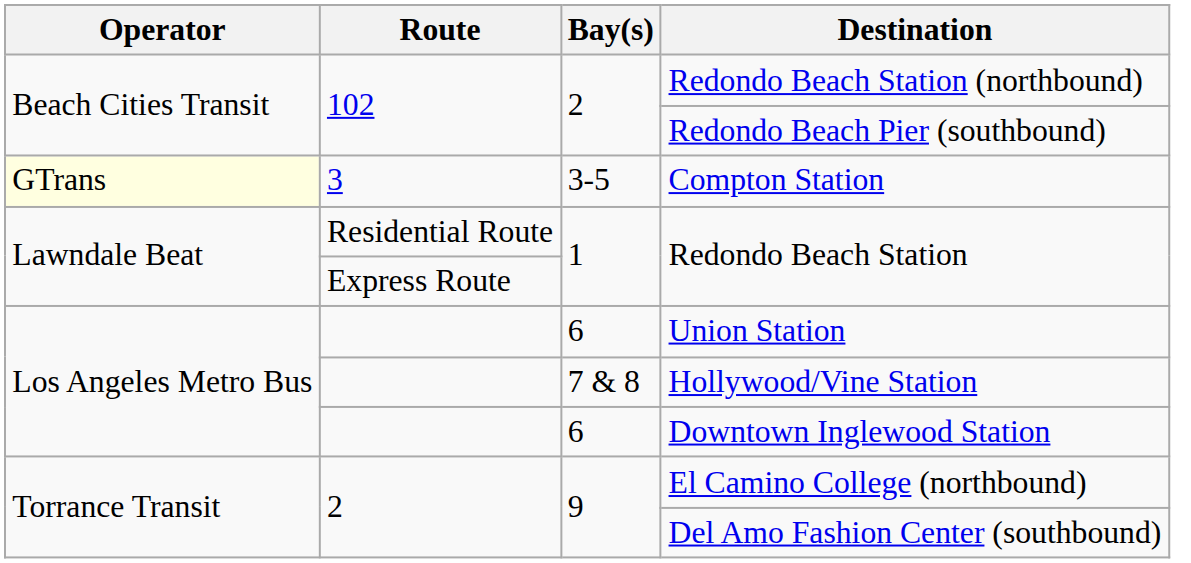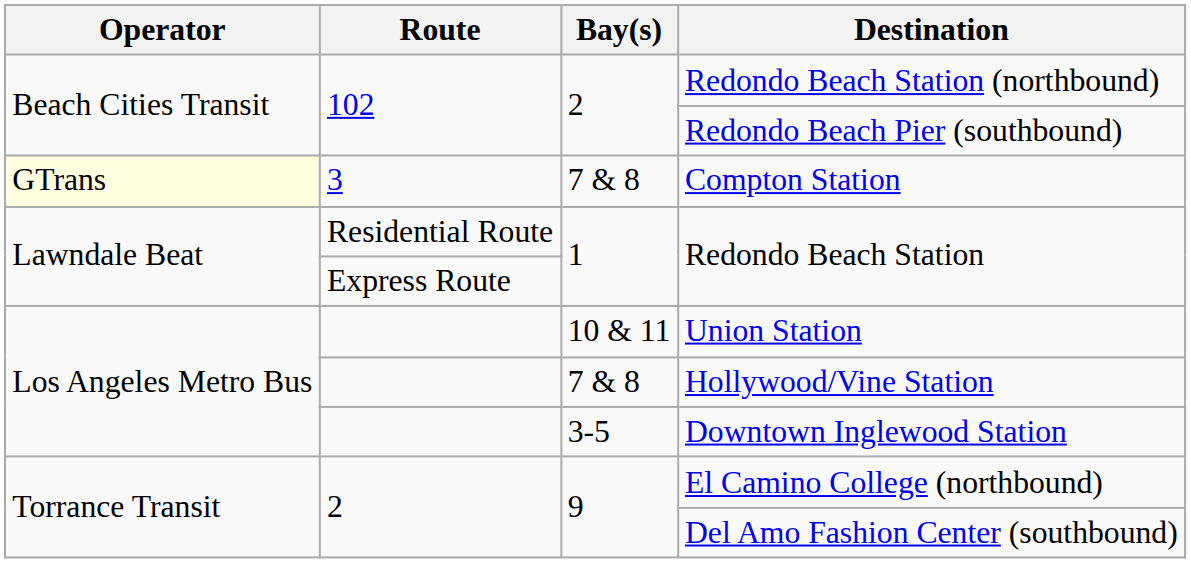(589, 180) 3-5 -> (604, 180) 7 & 8
(576, 331) 6 -> (619, 331) 10 & 11
(576, 431) 6 -> (589, 431) 3-5
